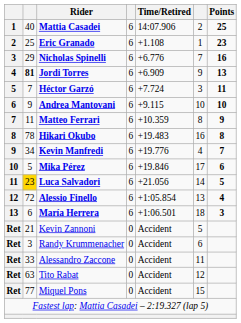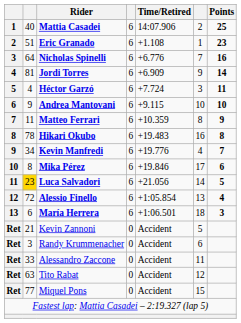(30, 42) 25 -> (30, 42) 51
(30, 58) 29 -> (30, 58) 64
(30, 73) bold -> (30, 73) normal
(222, 73) 13 -> (222, 73) 14
(30, 89) 7 -> (30, 89) 4
(30, 166) 5 -> (30, 166) 8
